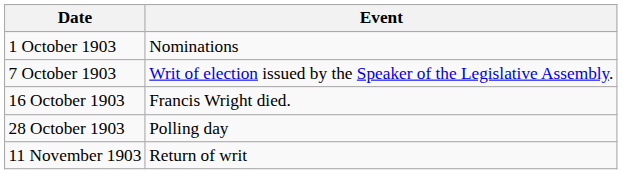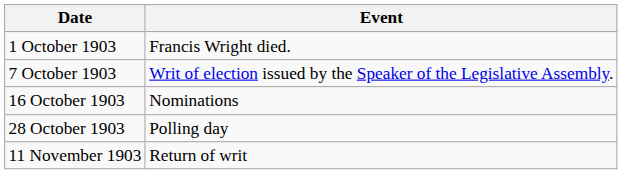(194, 45) Nominations -> (220, 45) Francis Wright died.
(220, 100) Francis Wright died. -> (194, 100) Nominations
